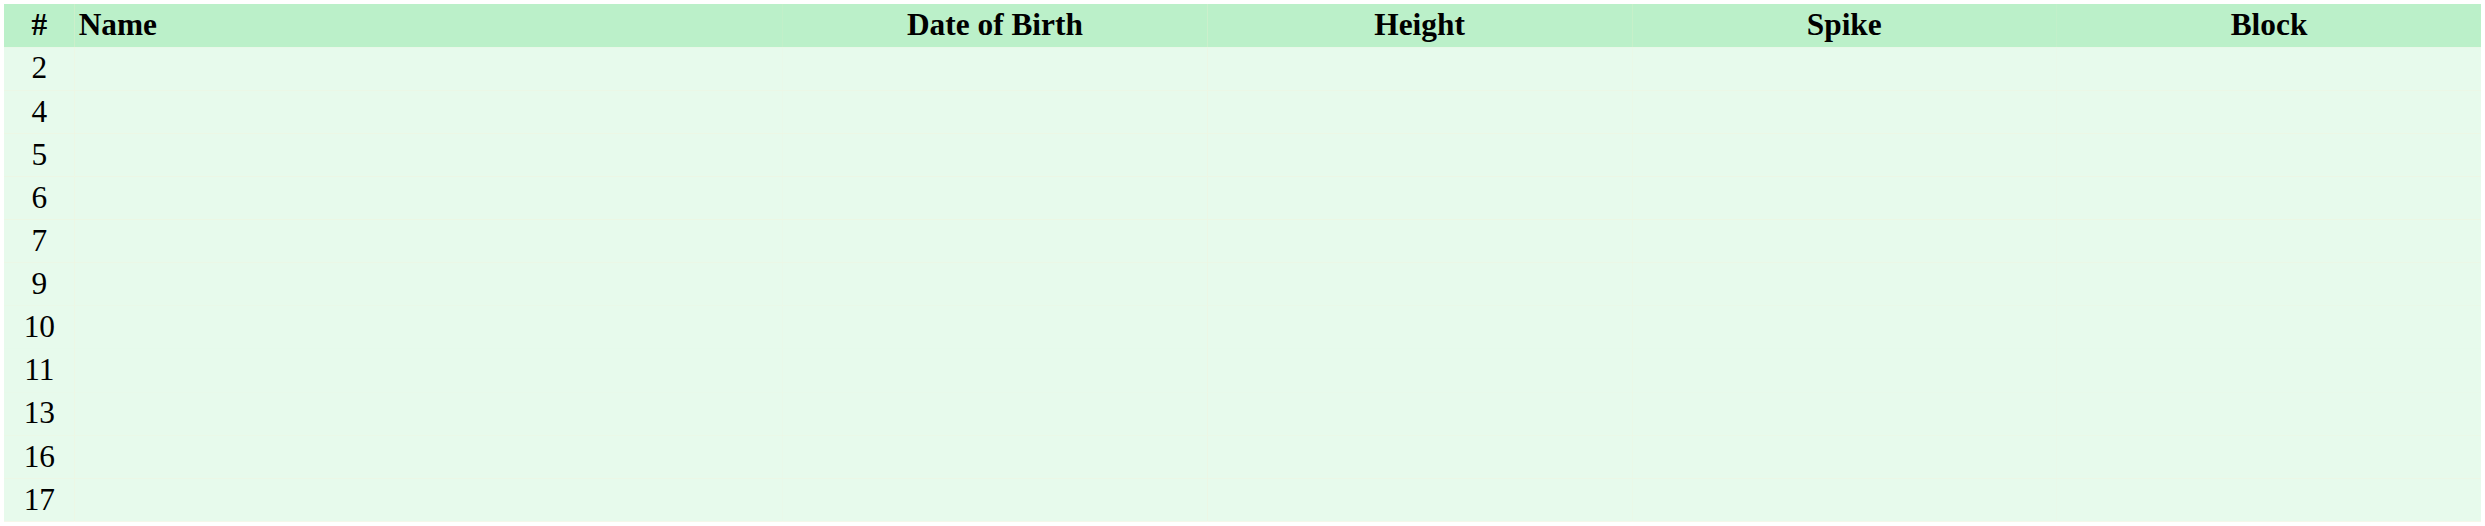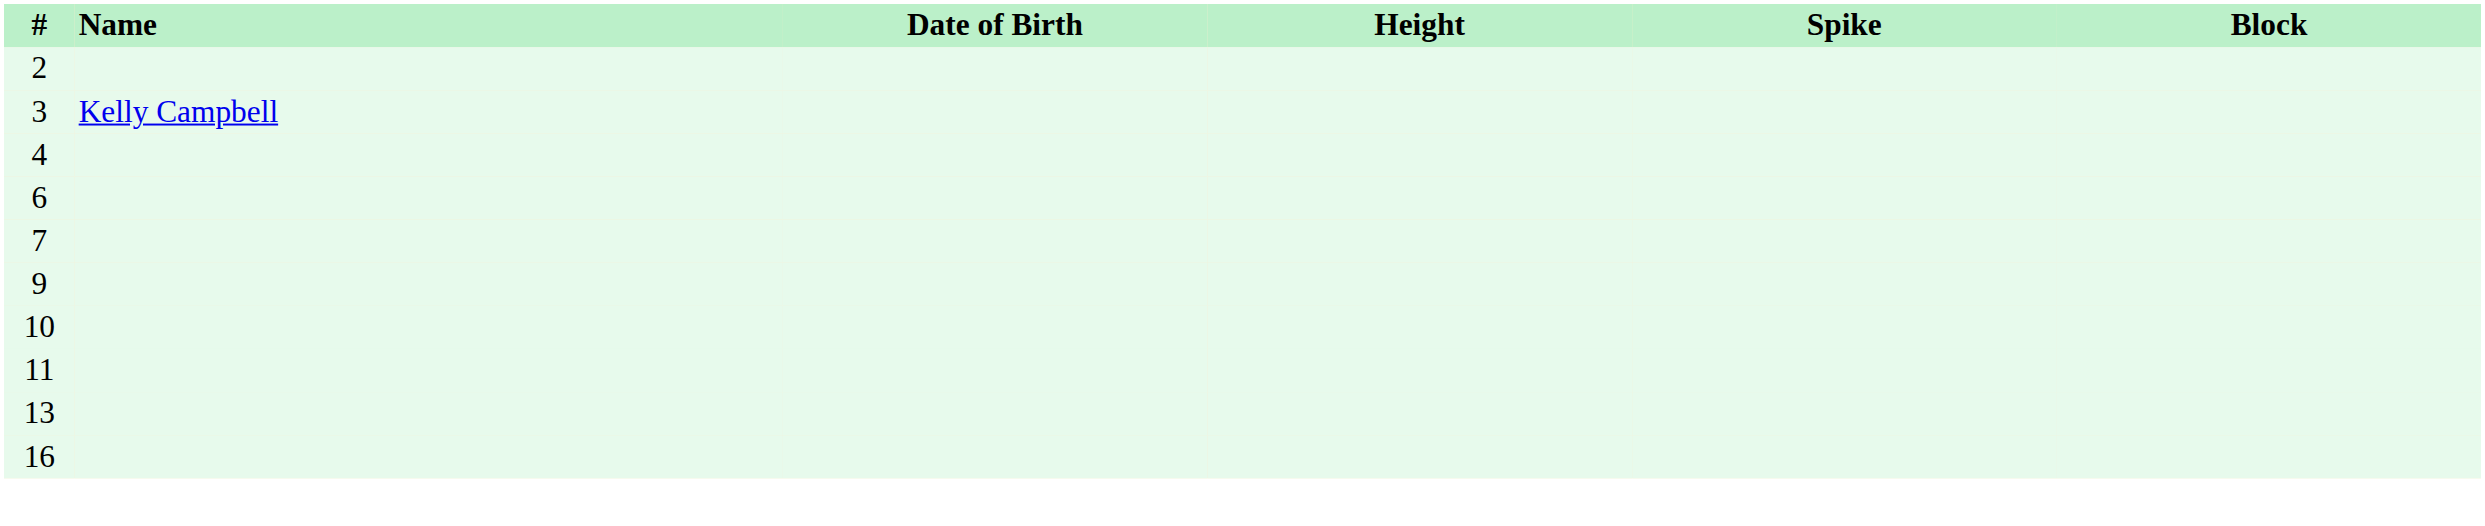+ row: (39, 111)
- row: (39, 154)
- row: (39, 499)
